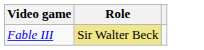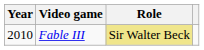+ column: (20, 14)
